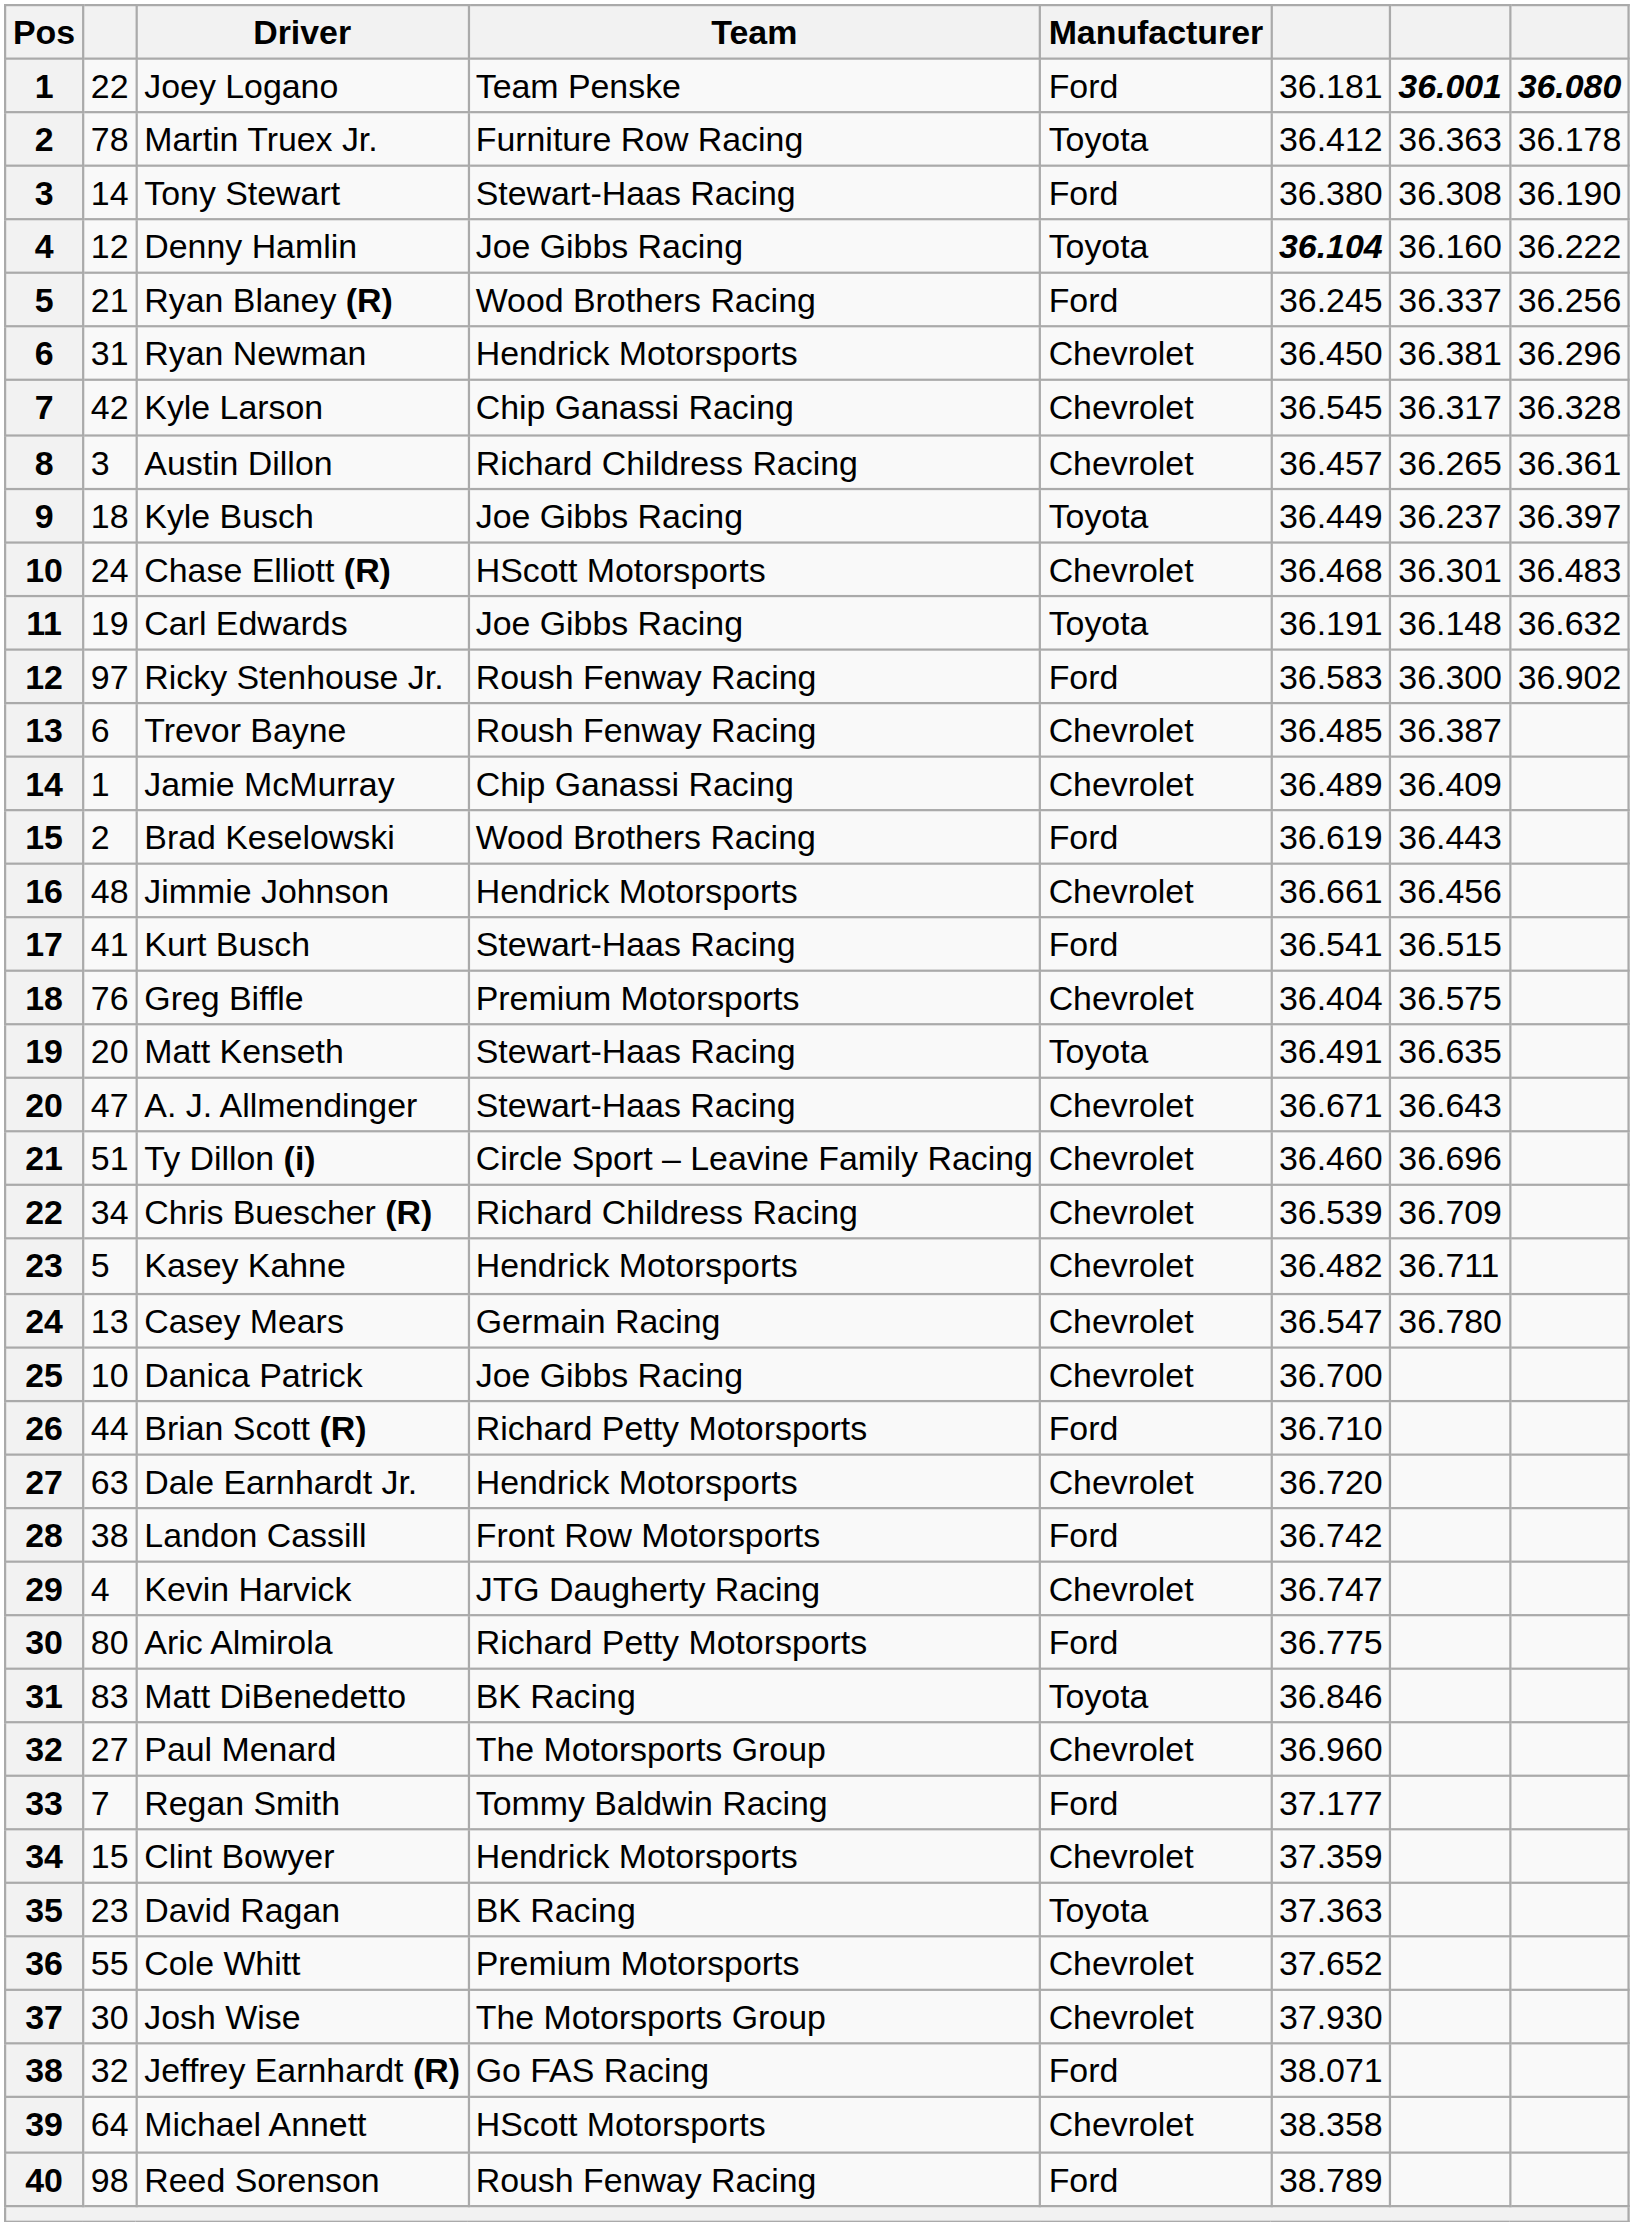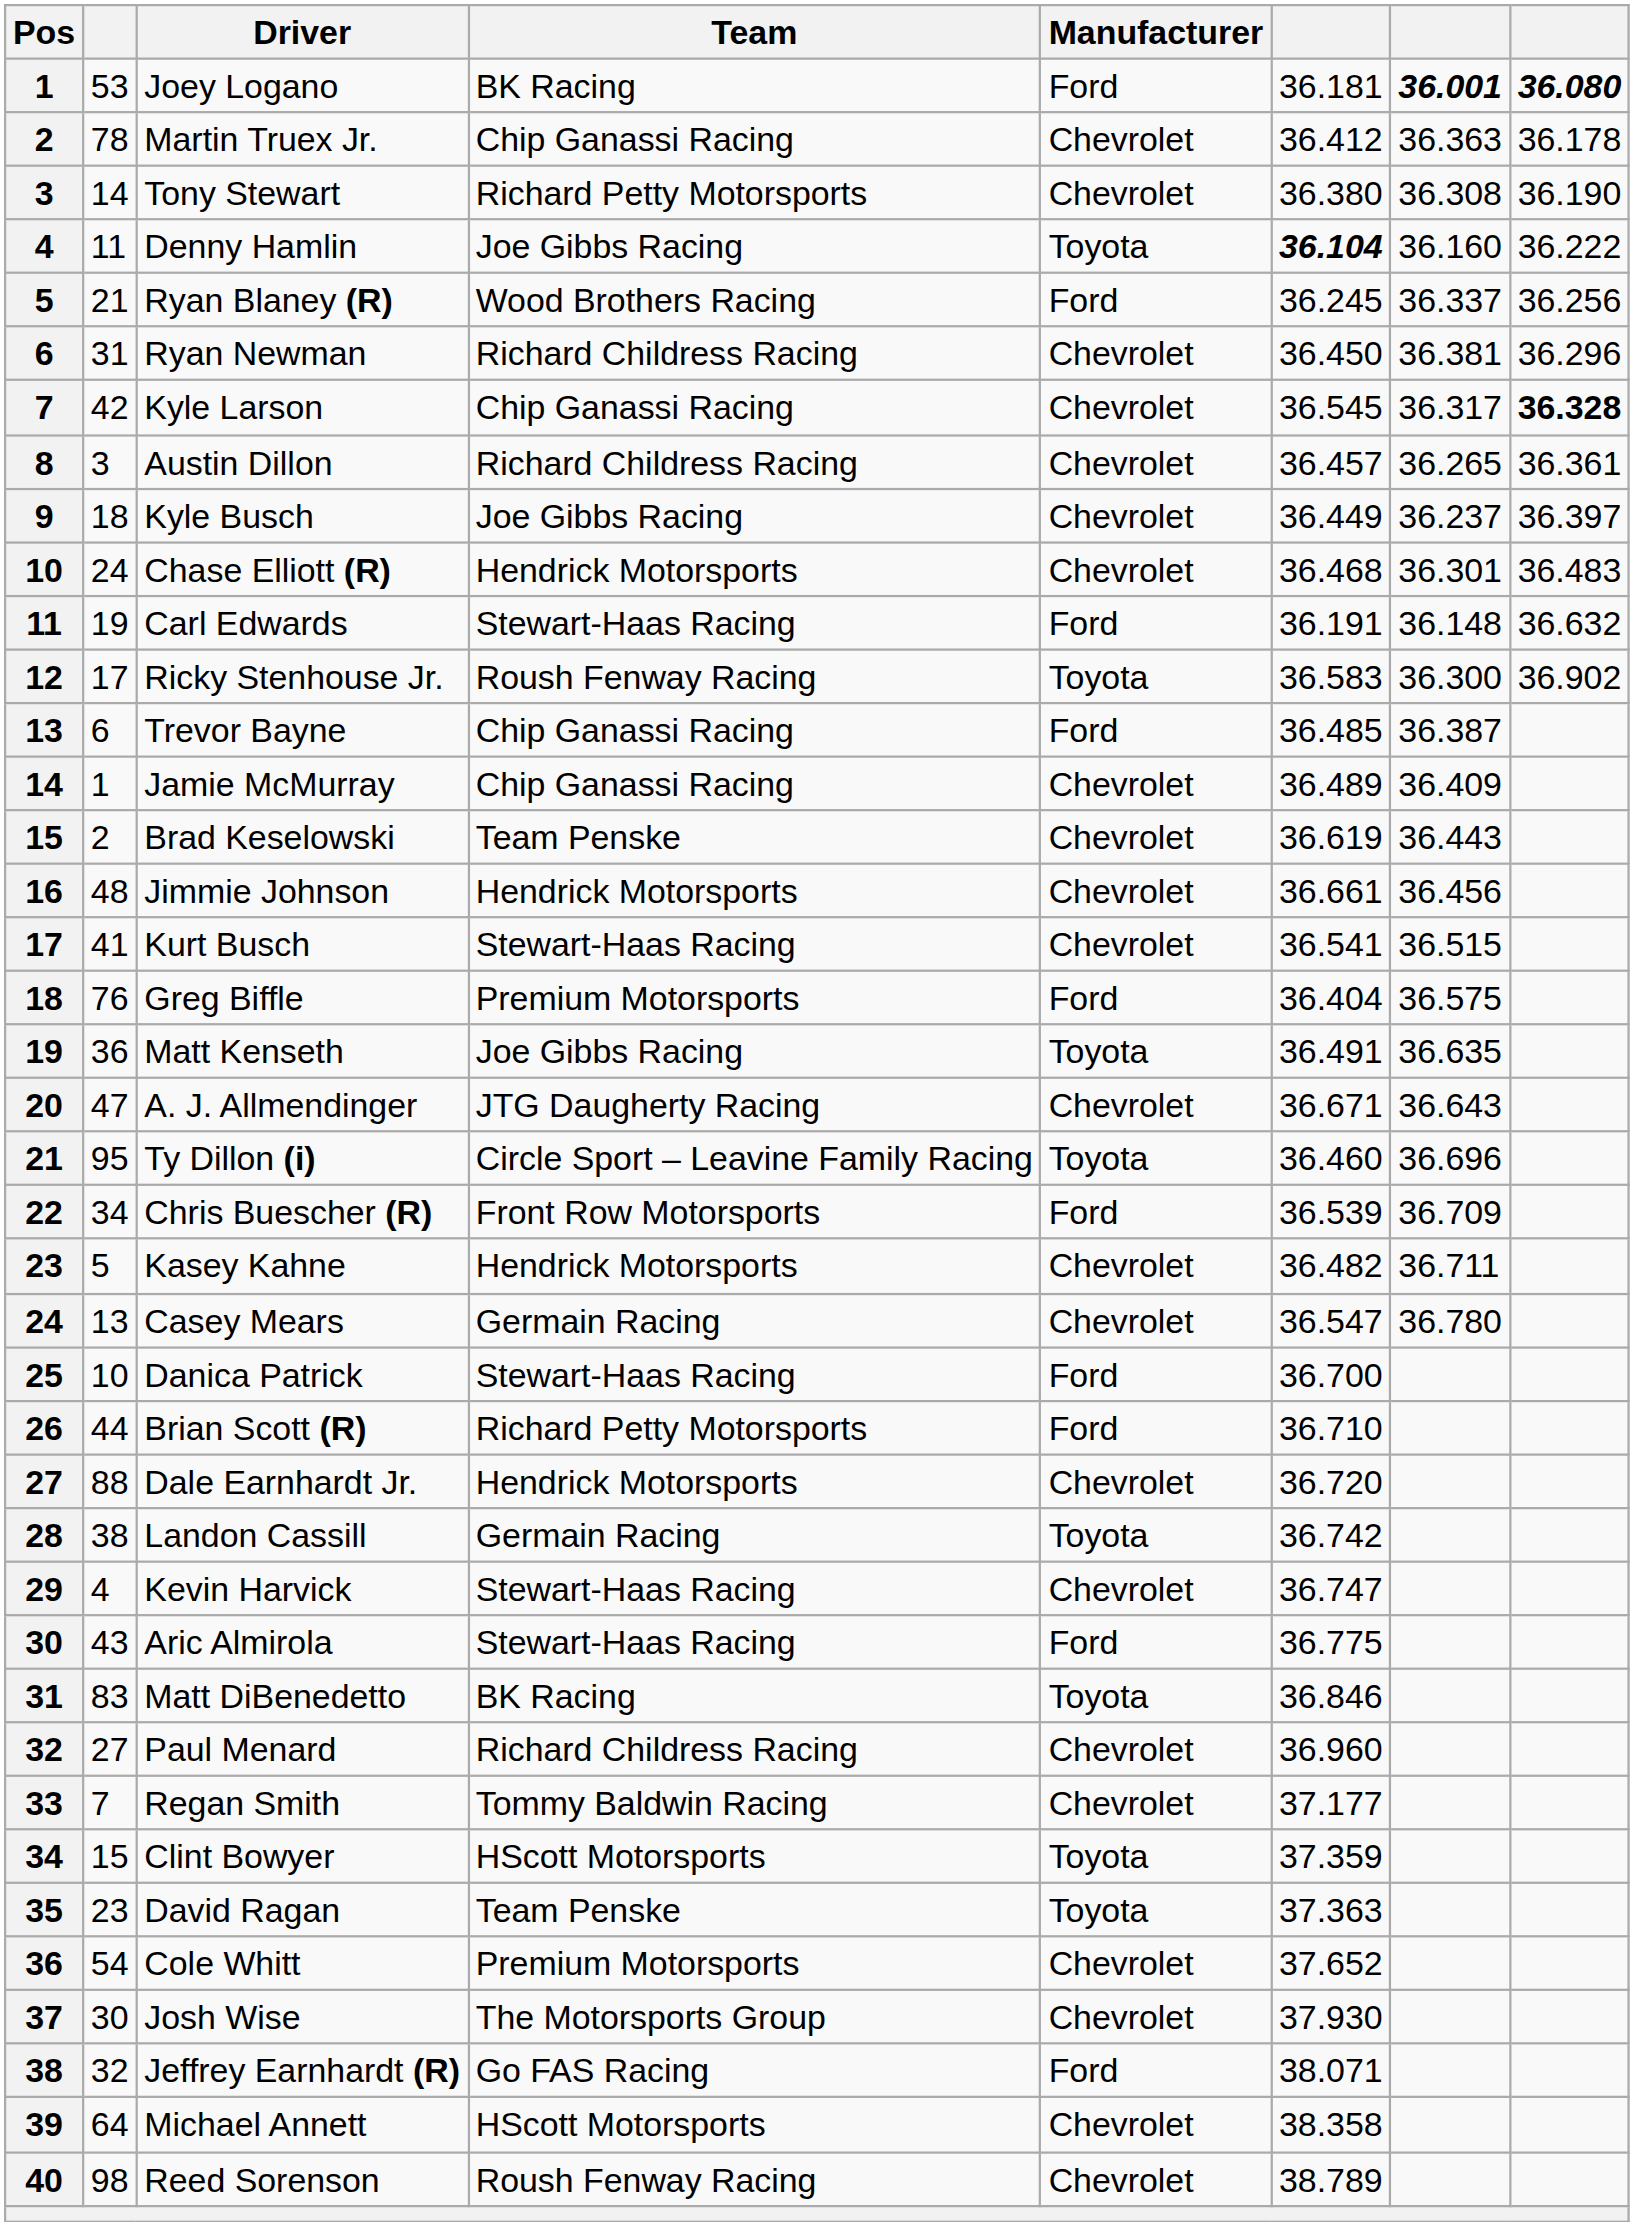(110, 86) 22 -> (110, 86) 53
(578, 86) Team Penske -> (556, 86) BK Racing
(639, 139) Furniture Row Racing -> (635, 139) Chip Ganassi Racing
(1099, 139) Toyota -> (1121, 139) Chevrolet
(636, 193) Stewart-Haas Racing -> (671, 193) Richard Petty Motorsports
(1083, 193) Ford -> (1121, 193) Chevrolet
(110, 247) 12 -> (108, 247) 11
(637, 354) Hendrick Motorsports -> (667, 354) Richard Childress Racing
(1569, 408) normal -> (1569, 408) bold
(1099, 515) Toyota -> (1121, 515) Chevrolet
(621, 569) HScott Motorsports -> (637, 569) Hendrick Motorsports
(609, 622) Joe Gibbs Racing -> (636, 622) Stewart-Haas Racing
(1099, 622) Toyota -> (1083, 622) Ford
(110, 676) 97 -> (110, 676) 17
(1083, 676) Ford -> (1099, 676) Toyota
(646, 730) Roush Fenway Racing -> (635, 730) Chip Ganassi Racing
(1121, 730) Chevrolet -> (1083, 730) Ford
(646, 837) Wood Brothers Racing -> (578, 837) Team Penske
(1083, 837) Ford -> (1121, 837) Chevrolet
(1083, 944) Ford -> (1121, 944) Chevrolet
(1121, 998) Chevrolet -> (1083, 998) Ford
(110, 1052) 20 -> (110, 1052) 36
(636, 1052) Stewart-Haas Racing -> (609, 1052) Joe Gibbs Racing
(636, 1105) Stewart-Haas Racing -> (648, 1105) JTG Daugherty Racing
(110, 1159) 51 -> (110, 1159) 95
(1121, 1159) Chevrolet -> (1099, 1159) Toyota
(667, 1213) Richard Childress Racing -> (648, 1213) Front Row Motorsports
(1121, 1213) Chevrolet -> (1083, 1213) Ford
(609, 1374) Joe Gibbs Racing -> (636, 1374) Stewart-Haas Racing
(1121, 1374) Chevrolet -> (1083, 1374) Ford
(110, 1481) 63 -> (110, 1481) 88
(648, 1535) Front Row Motorsports -> (598, 1535) Germain Racing
(1083, 1535) Ford -> (1099, 1535) Toyota
(648, 1588) JTG Daugherty Racing -> (636, 1588) Stewart-Haas Racing
(110, 1642) 80 -> (110, 1642) 43
(671, 1642) Richard Petty Motorsports -> (636, 1642) Stewart-Haas Racing
(651, 1749) The Motorsports Group -> (667, 1749) Richard Childress Racing
(1083, 1803) Ford -> (1121, 1803) Chevrolet
(637, 1857) Hendrick Motorsports -> (621, 1857) HScott Motorsports
(1121, 1857) Chevrolet -> (1099, 1857) Toyota
(556, 1910) BK Racing -> (578, 1910) Team Penske
(110, 1964) 55 -> (110, 1964) 54
(1083, 2179) Ford -> (1121, 2179) Chevrolet
